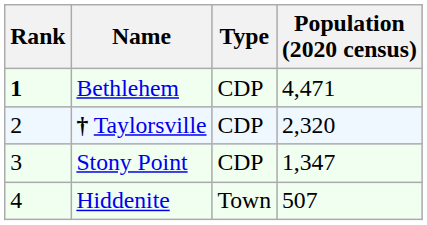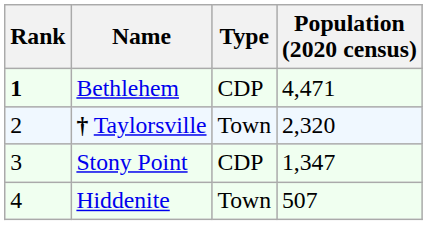(240, 125) CDP -> (244, 125) Town
